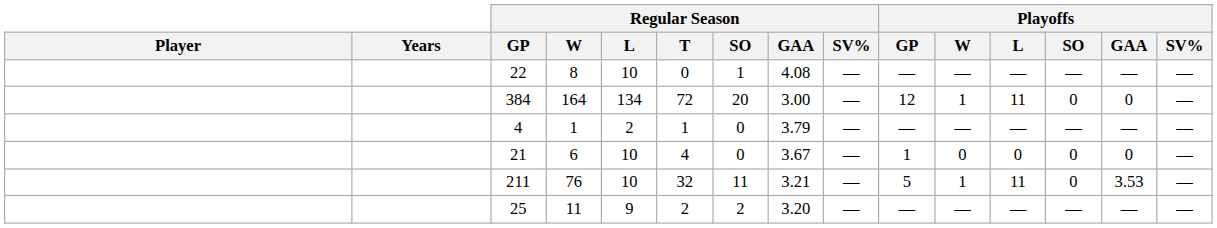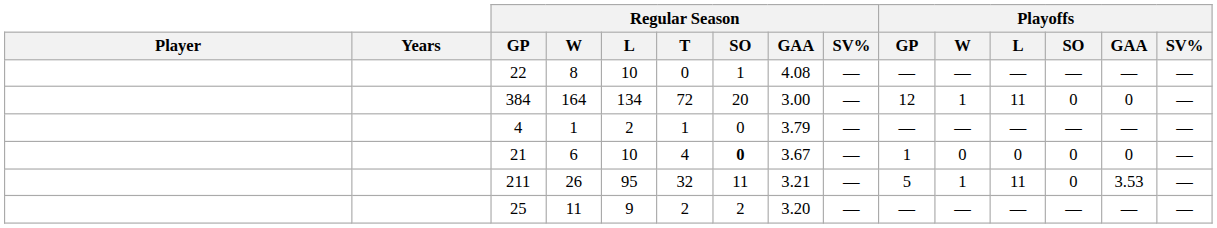(740, 155) normal -> (740, 155) bold
(574, 182) 76 -> (574, 182) 26
(629, 182) 10 -> (629, 182) 95
